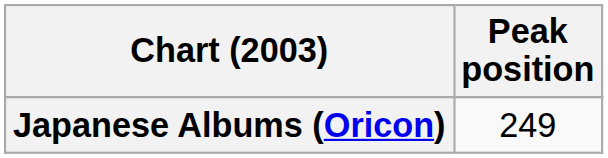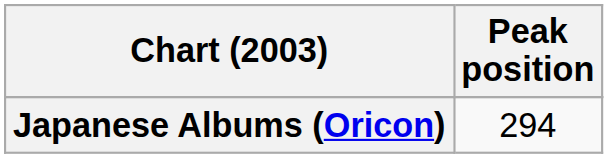(528, 124) 249 -> (528, 124) 294
